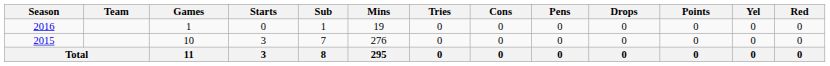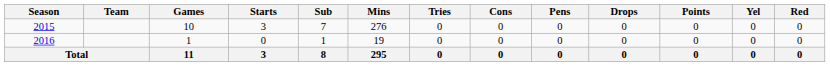rows swapped: (44, 40) <-> (44, 26)
